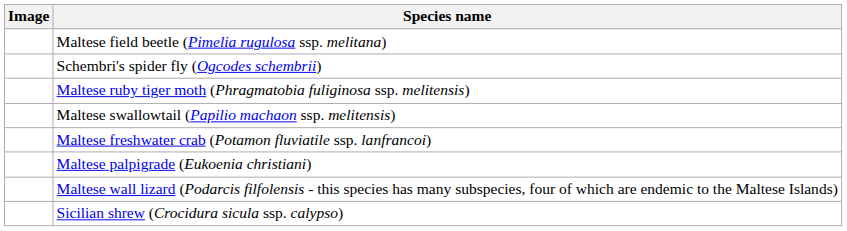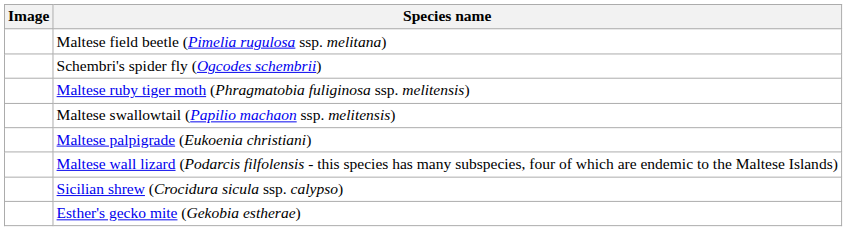- row: (244, 139)
+ row: (179, 213)
